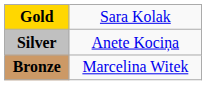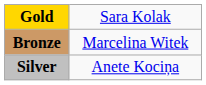rows swapped: (37, 42) <-> (37, 67)
